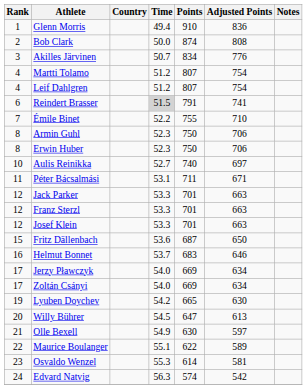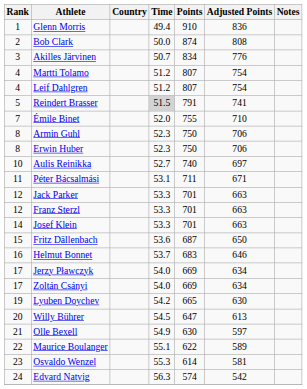(18, 103) 6 -> (18, 103) 5
(162, 118) 52.2 -> (162, 118) 52.0
(18, 225) 12 -> (18, 225) 14
